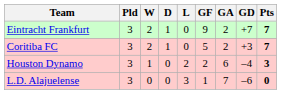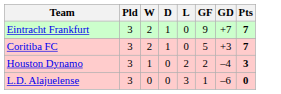- column: (226, 13)
